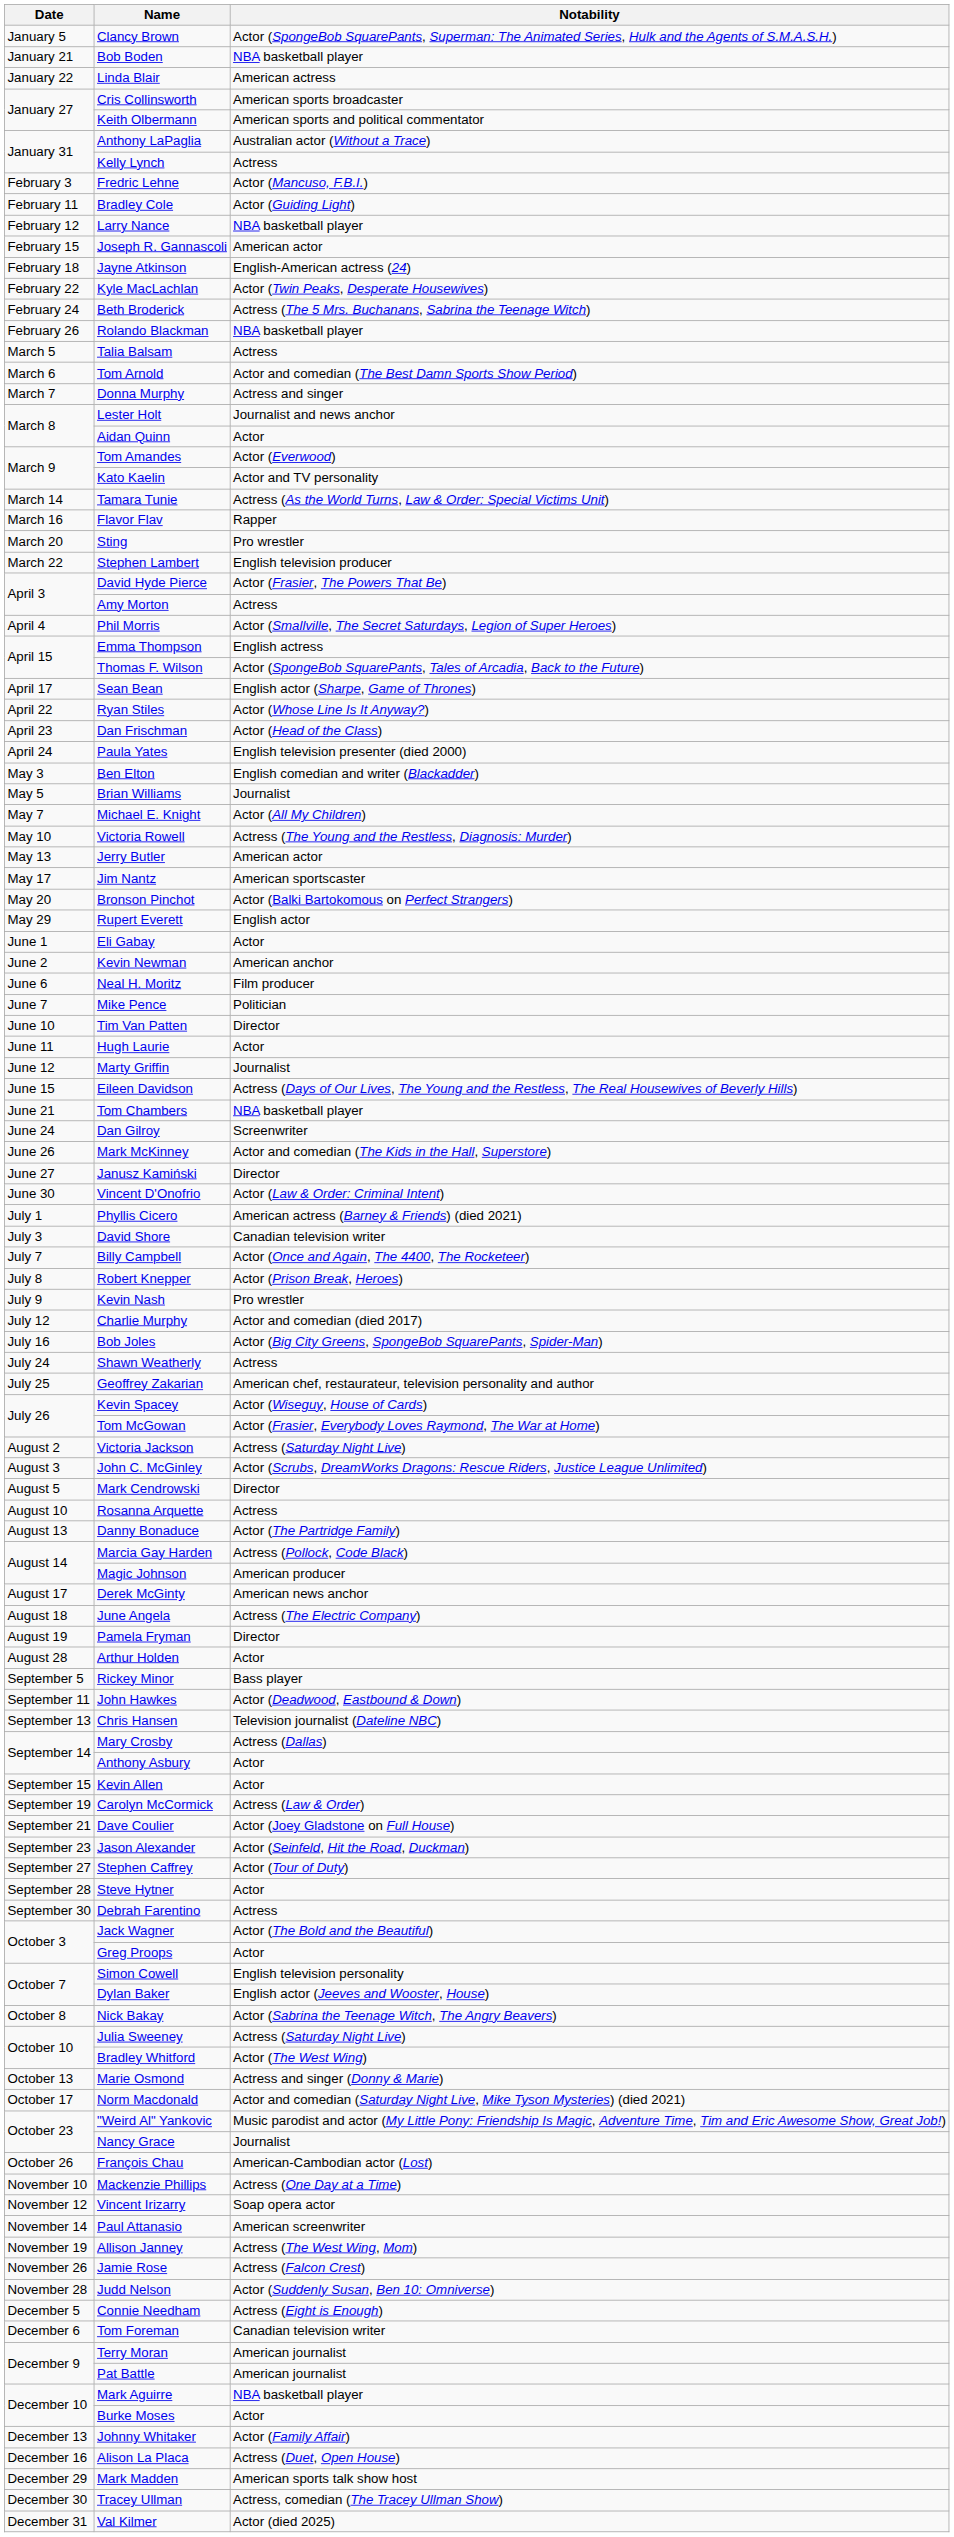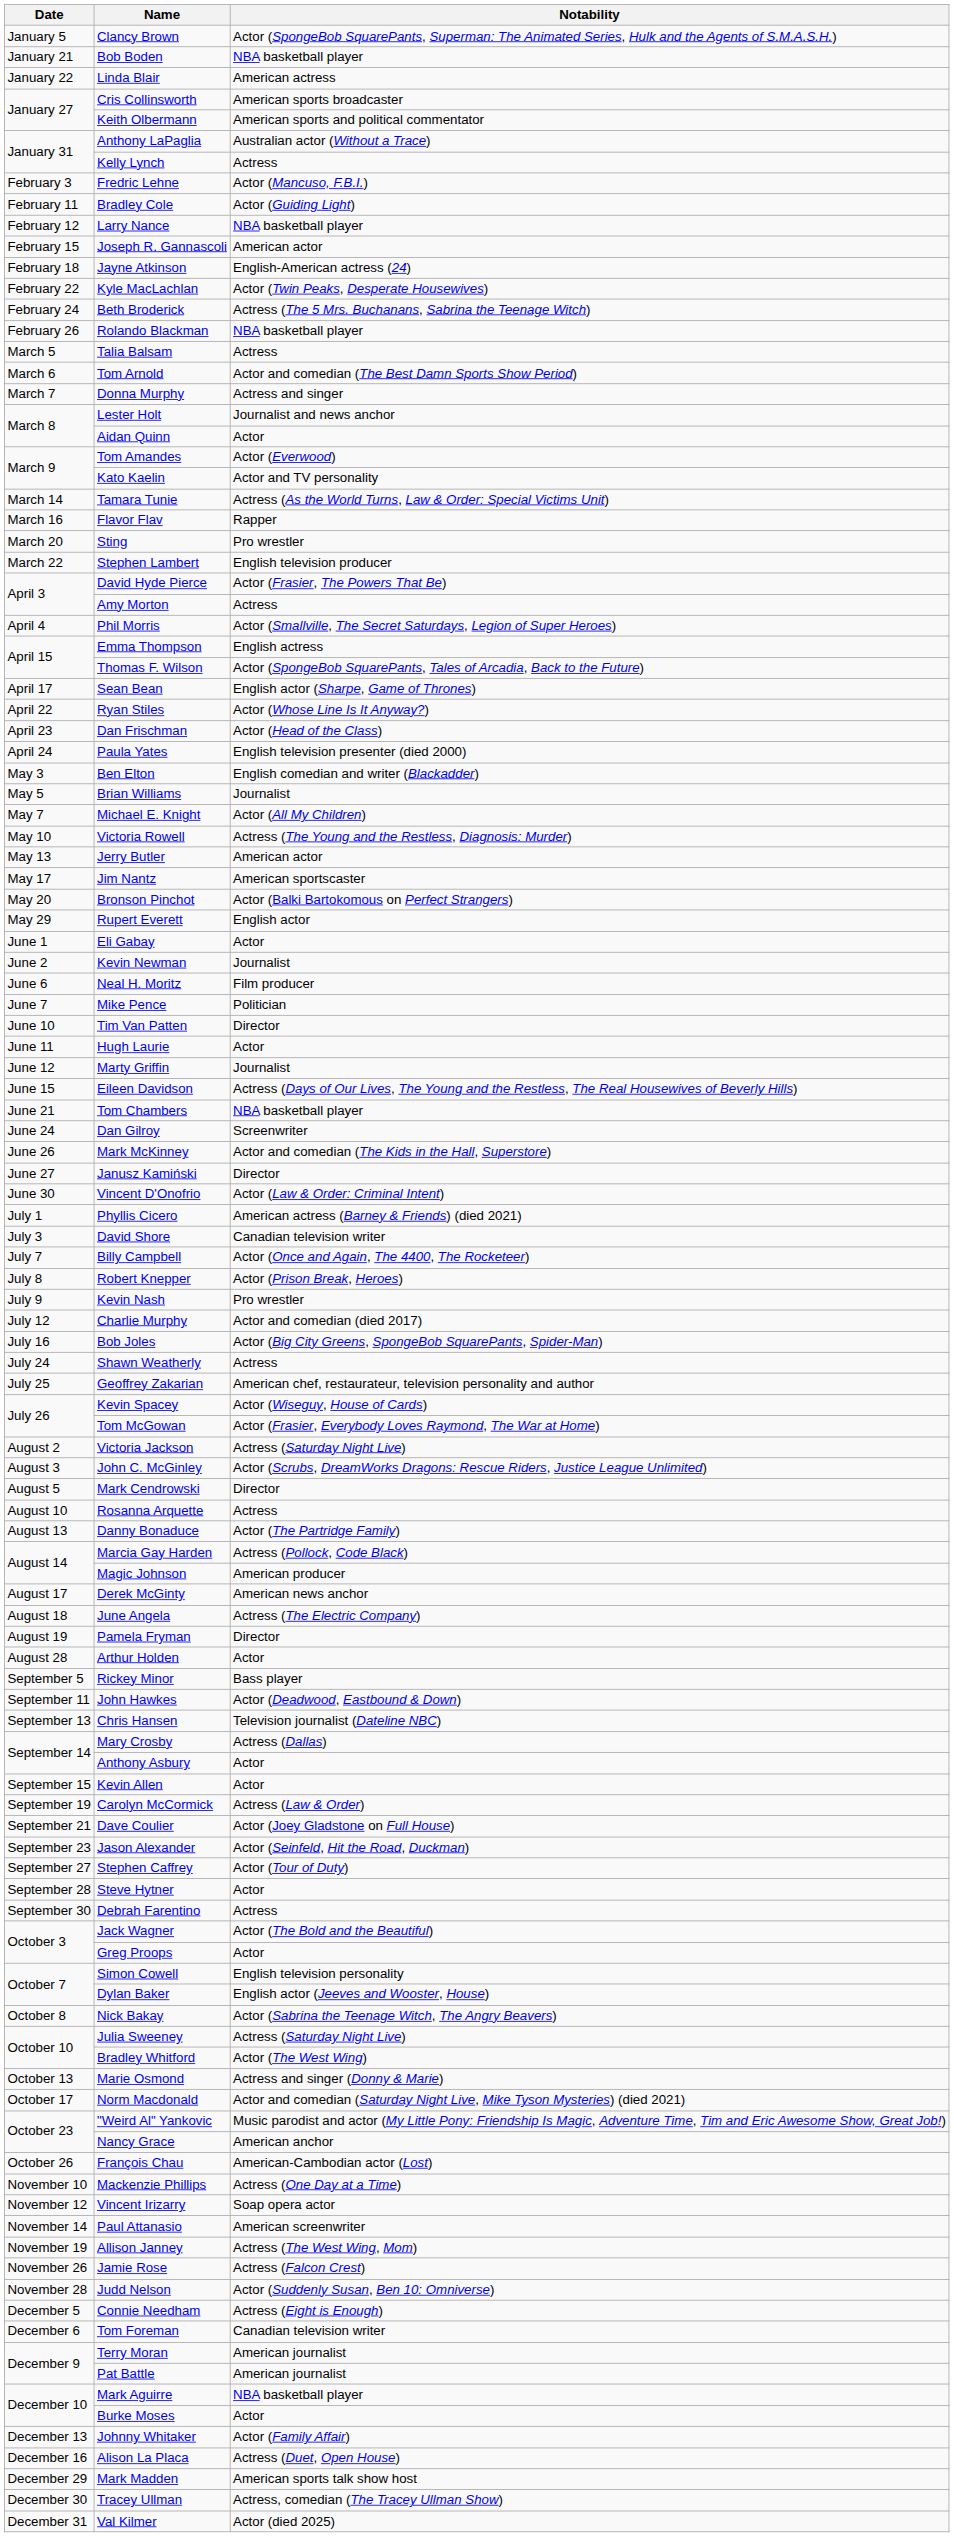(283, 962) American anchor -> (261, 962) Journalist
(261, 2142) Journalist -> (283, 2142) American anchor
